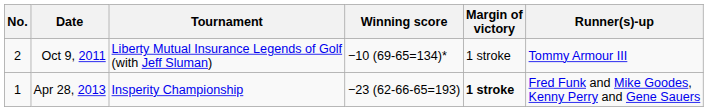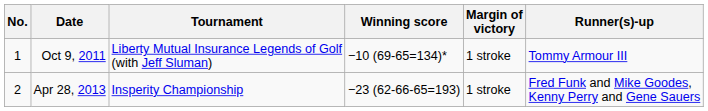(17, 56) 2 -> (17, 56) 1
(17, 90) 1 -> (17, 90) 2
(490, 90) bold -> (488, 90) normal
